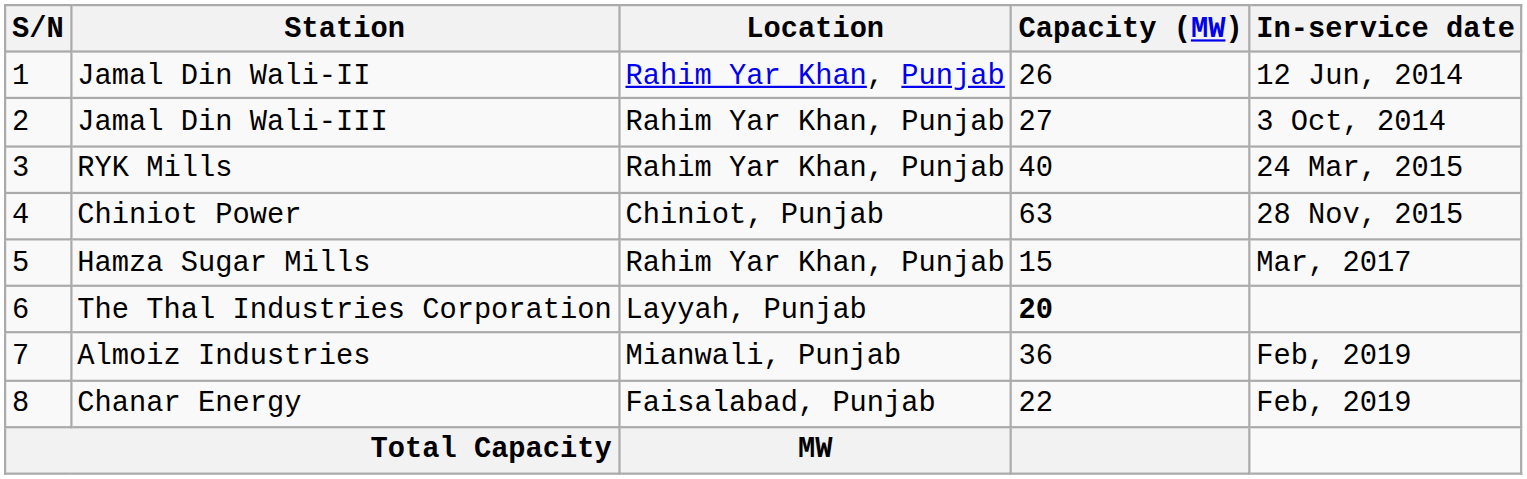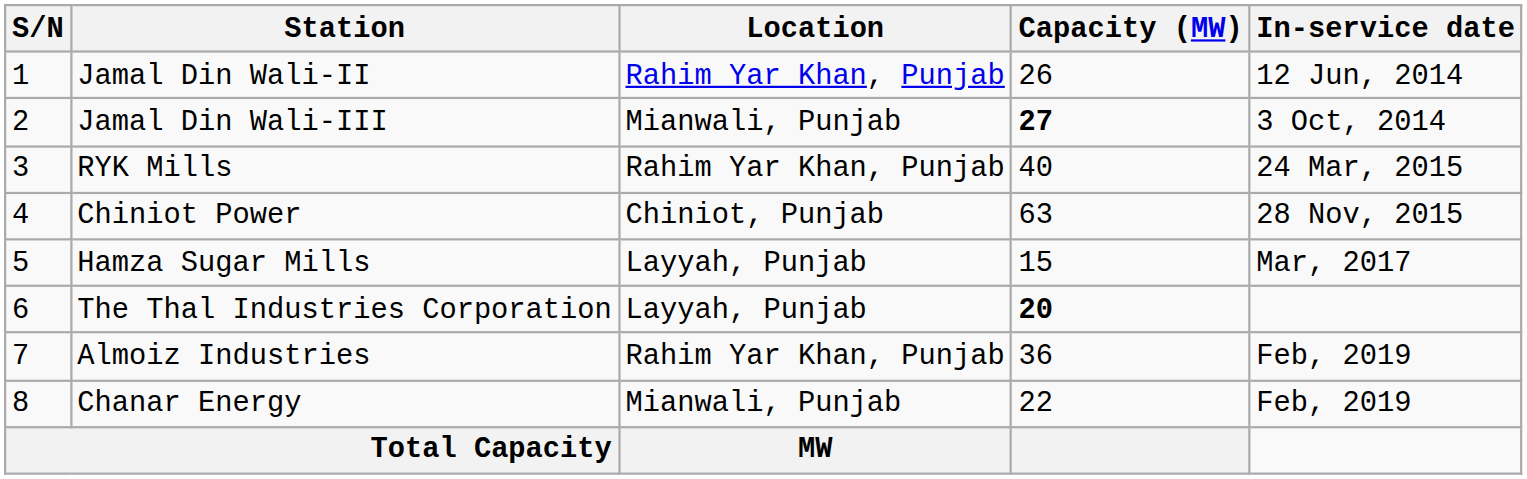(815, 122) Rahim Yar Khan, Punjab -> (763, 122) Mianwali, Punjab
(1036, 122) normal -> (1036, 122) bold
(815, 263) Rahim Yar Khan, Punjab -> (746, 263) Layyah, Punjab
(763, 356) Mianwali, Punjab -> (815, 356) Rahim Yar Khan, Punjab
(781, 403) Faisalabad, Punjab -> (763, 403) Mianwali, Punjab
